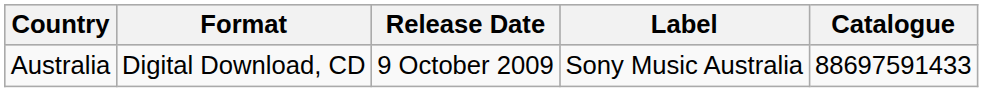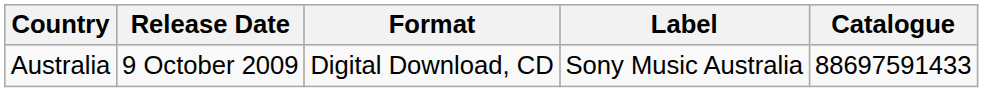columns swapped: (465, 24) <-> (244, 24)
